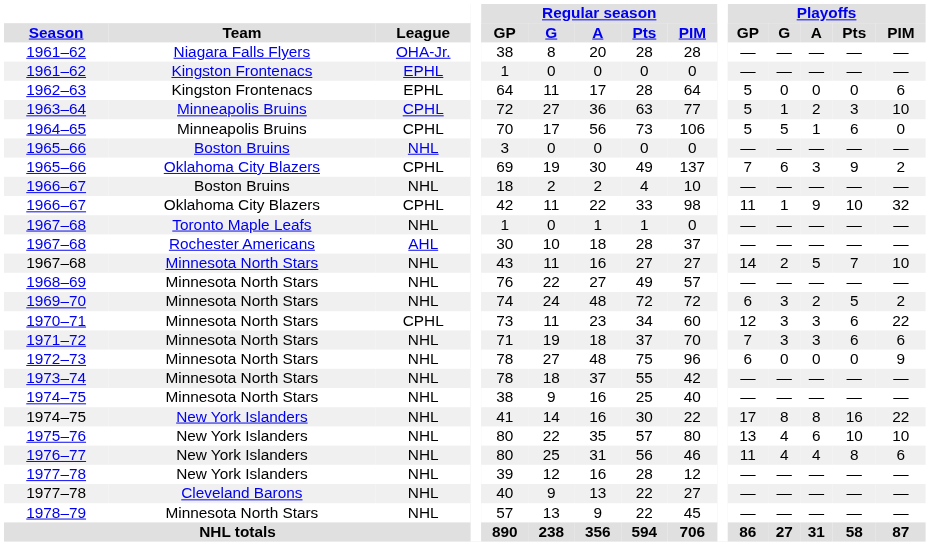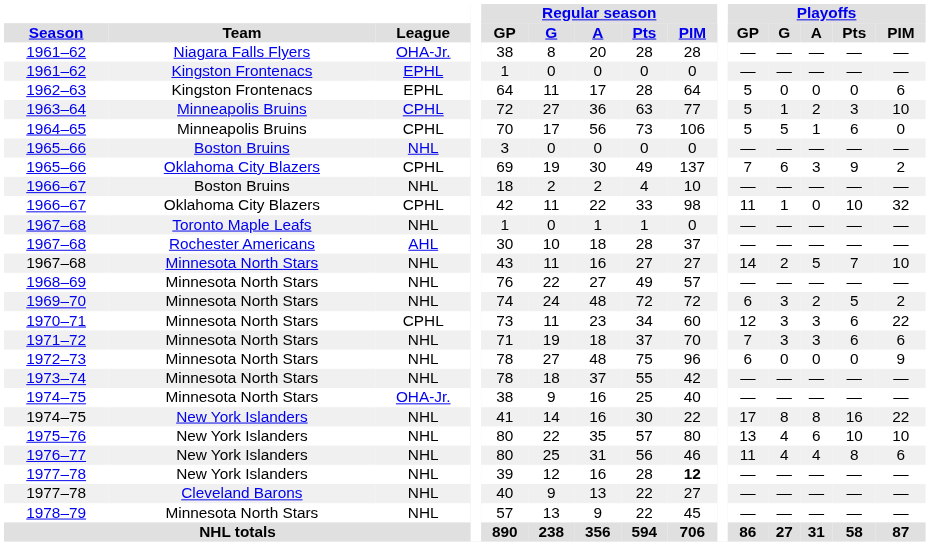(816, 205) 9 -> (816, 205) 0
(423, 397) NHL -> (423, 397) OHA-Jr.
(692, 474) normal -> (692, 474) bold
